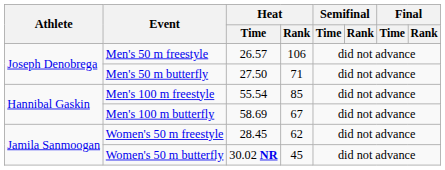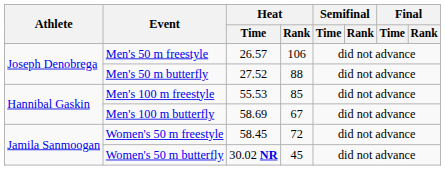(253, 74) 27.50 -> (253, 74) 27.52
(297, 74) 71 -> (297, 74) 88
(253, 94) 55.54 -> (253, 94) 55.53
(253, 135) 28.45 -> (253, 135) 58.45
(297, 135) 62 -> (297, 135) 72
